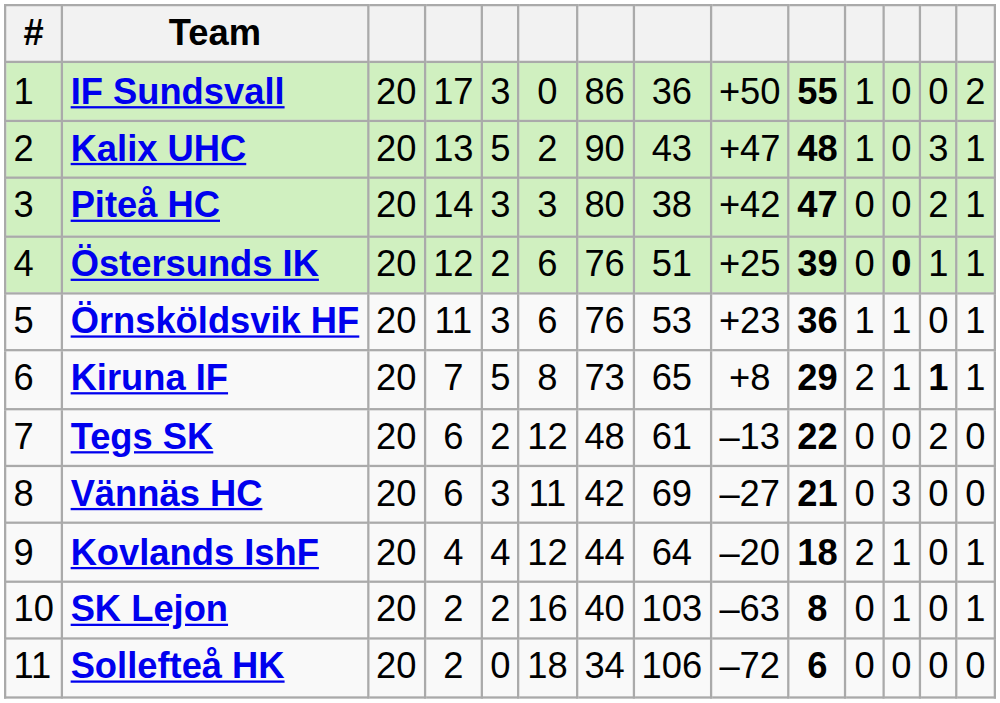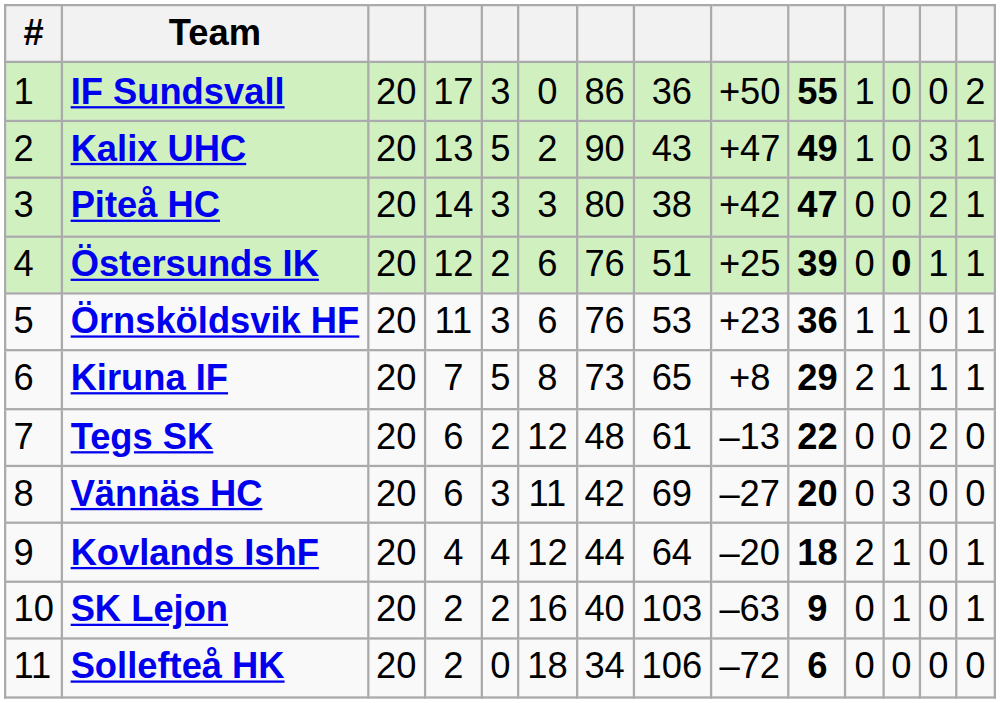(817, 148) 48 -> (817, 148) 49
(938, 378) bold -> (938, 378) normal
(817, 494) 21 -> (817, 494) 20
(817, 609) 8 -> (817, 609) 9
